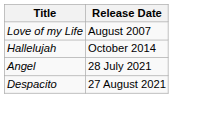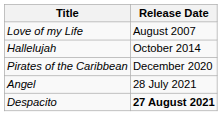+ row: (67, 66)
(127, 84) normal -> (174, 102) bold
